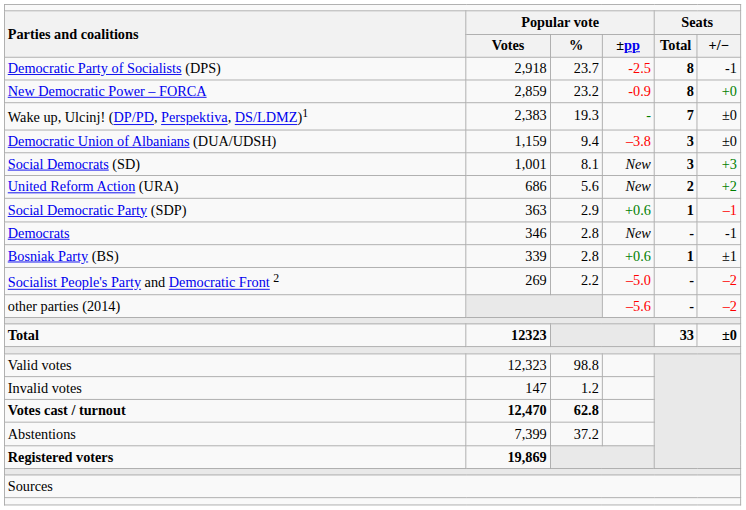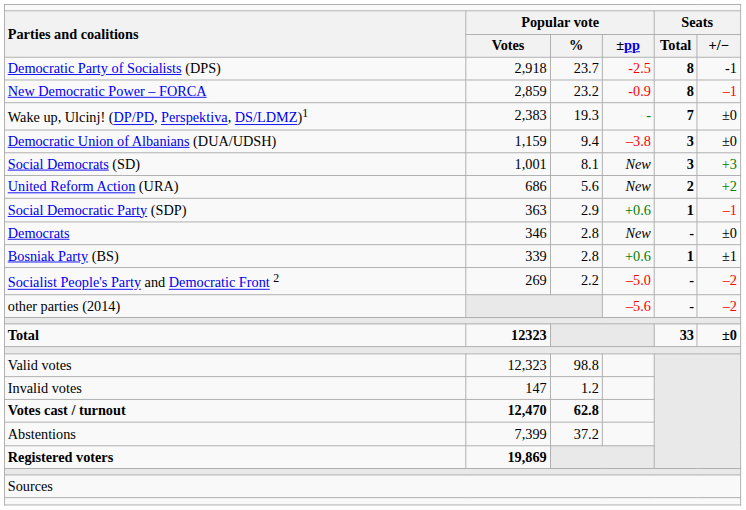(729, 91) +0 -> (730, 91) –1
(731, 232) -1 -> (729, 232) ±0
